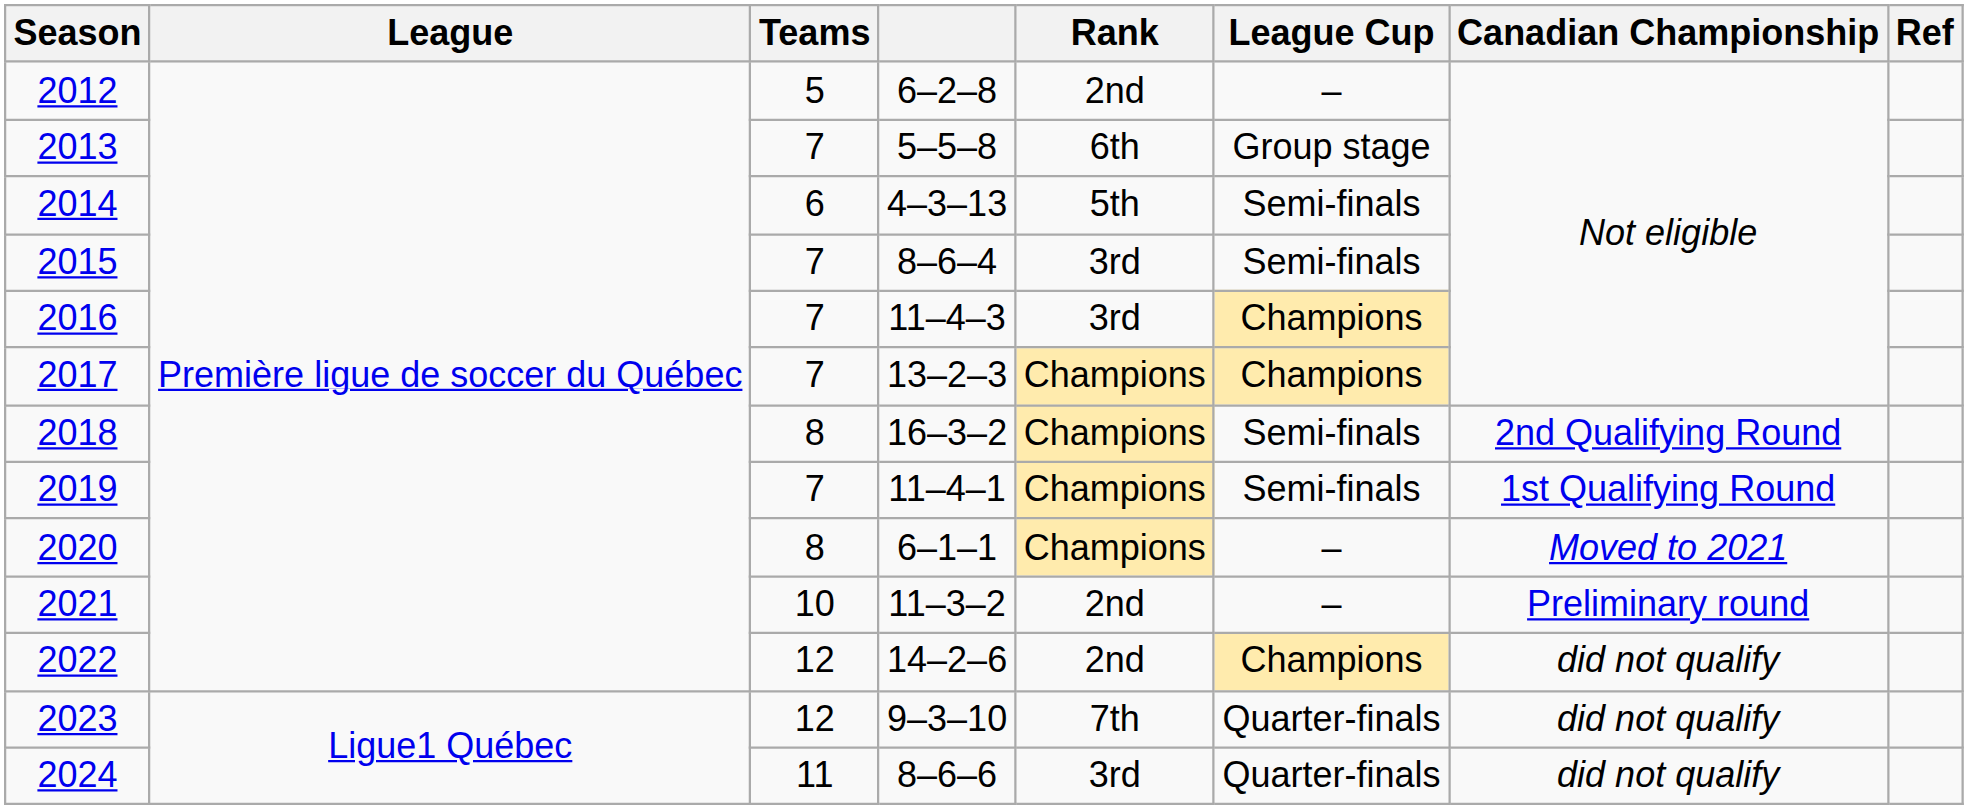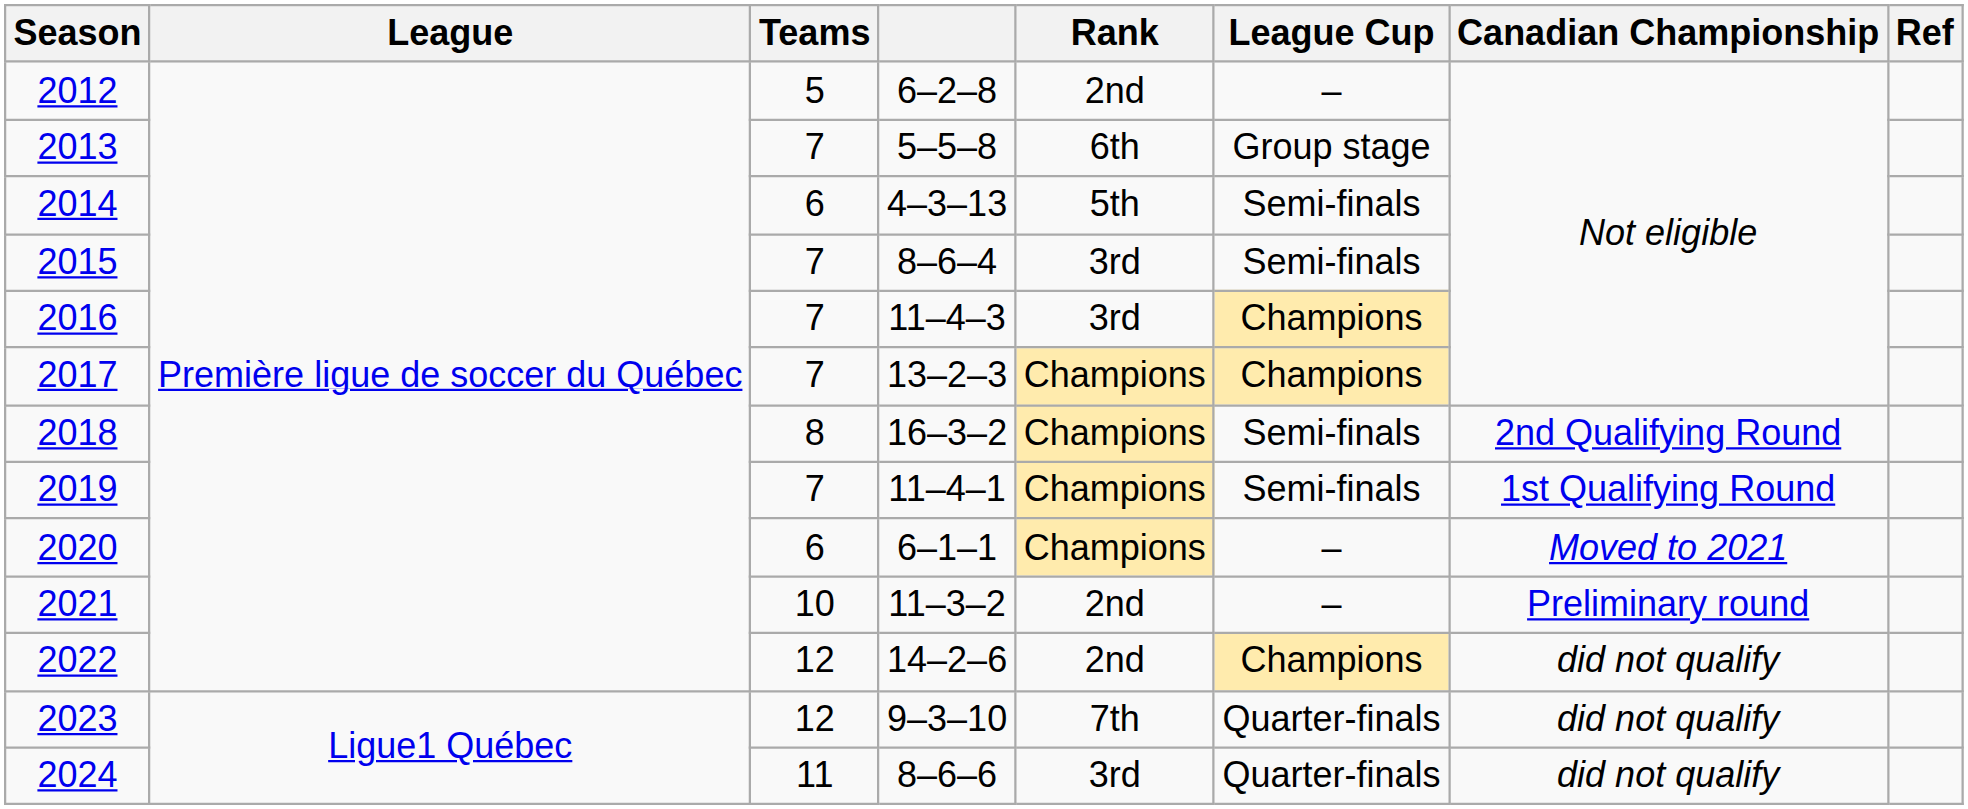(815, 546) 8 -> (815, 546) 6
